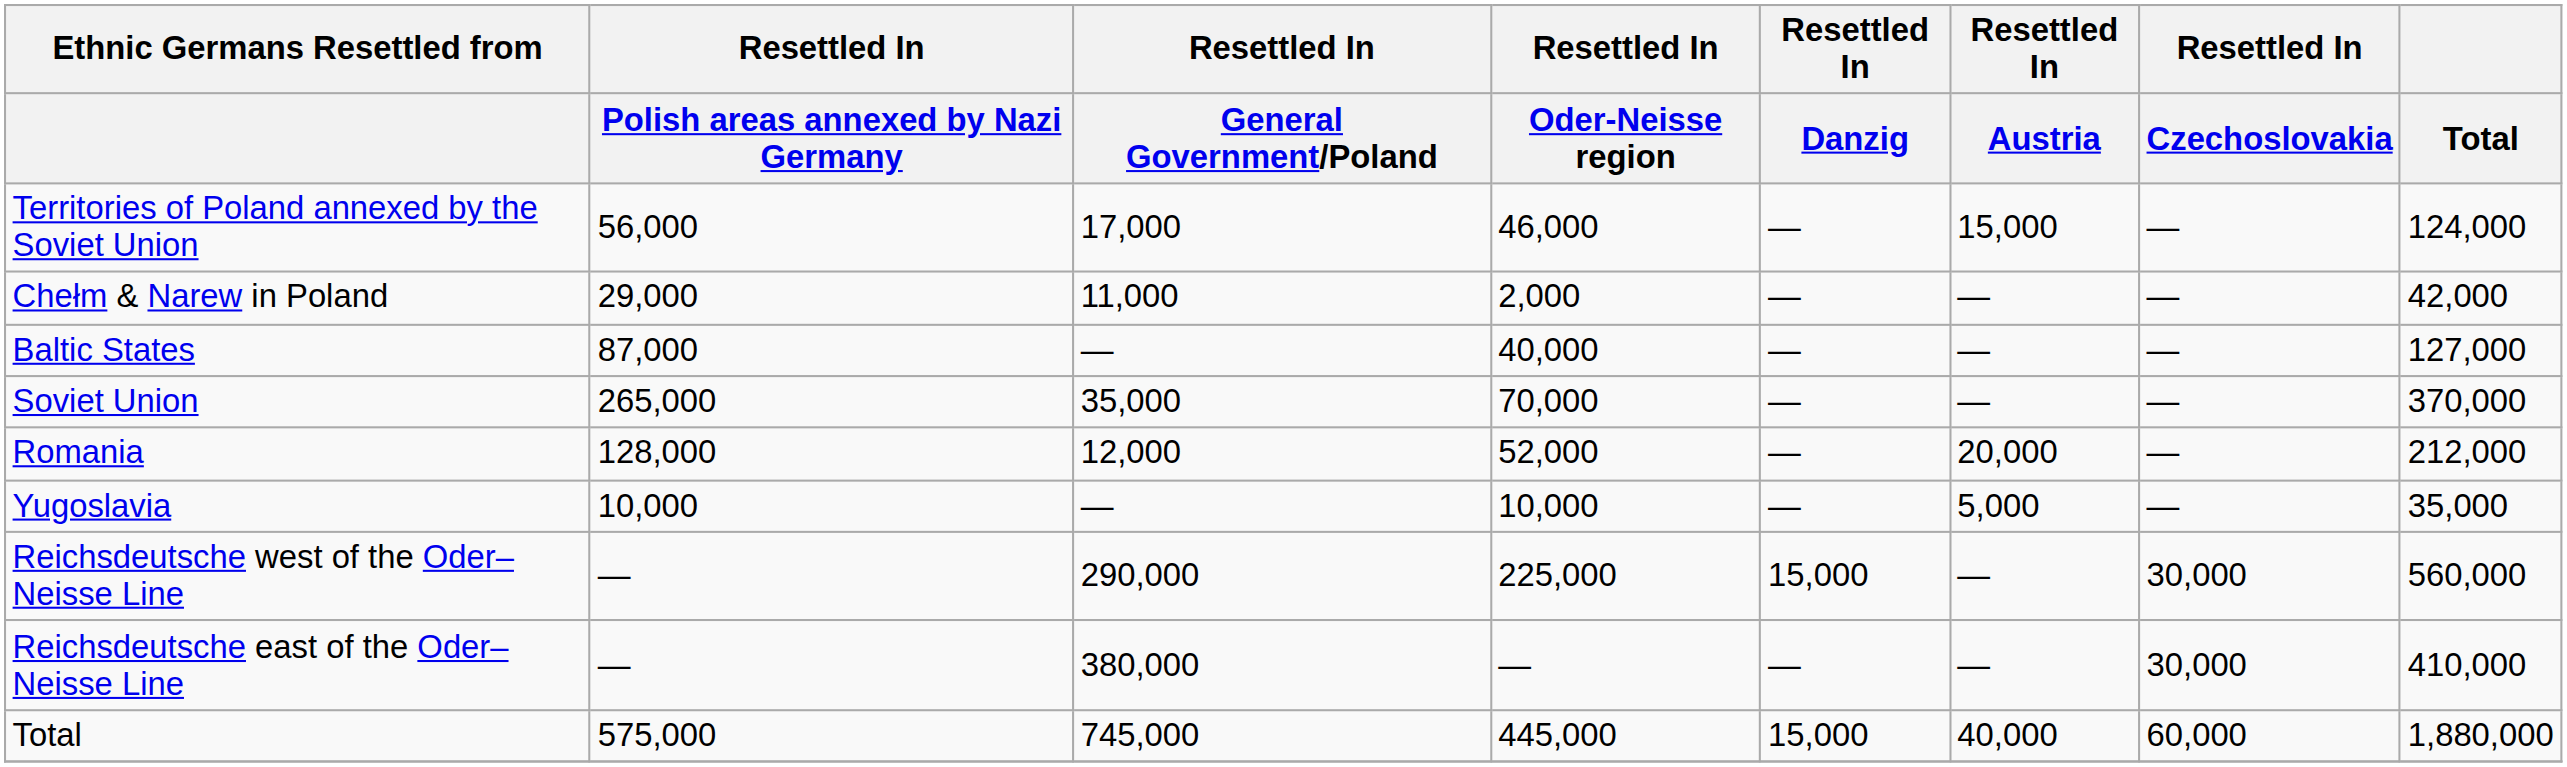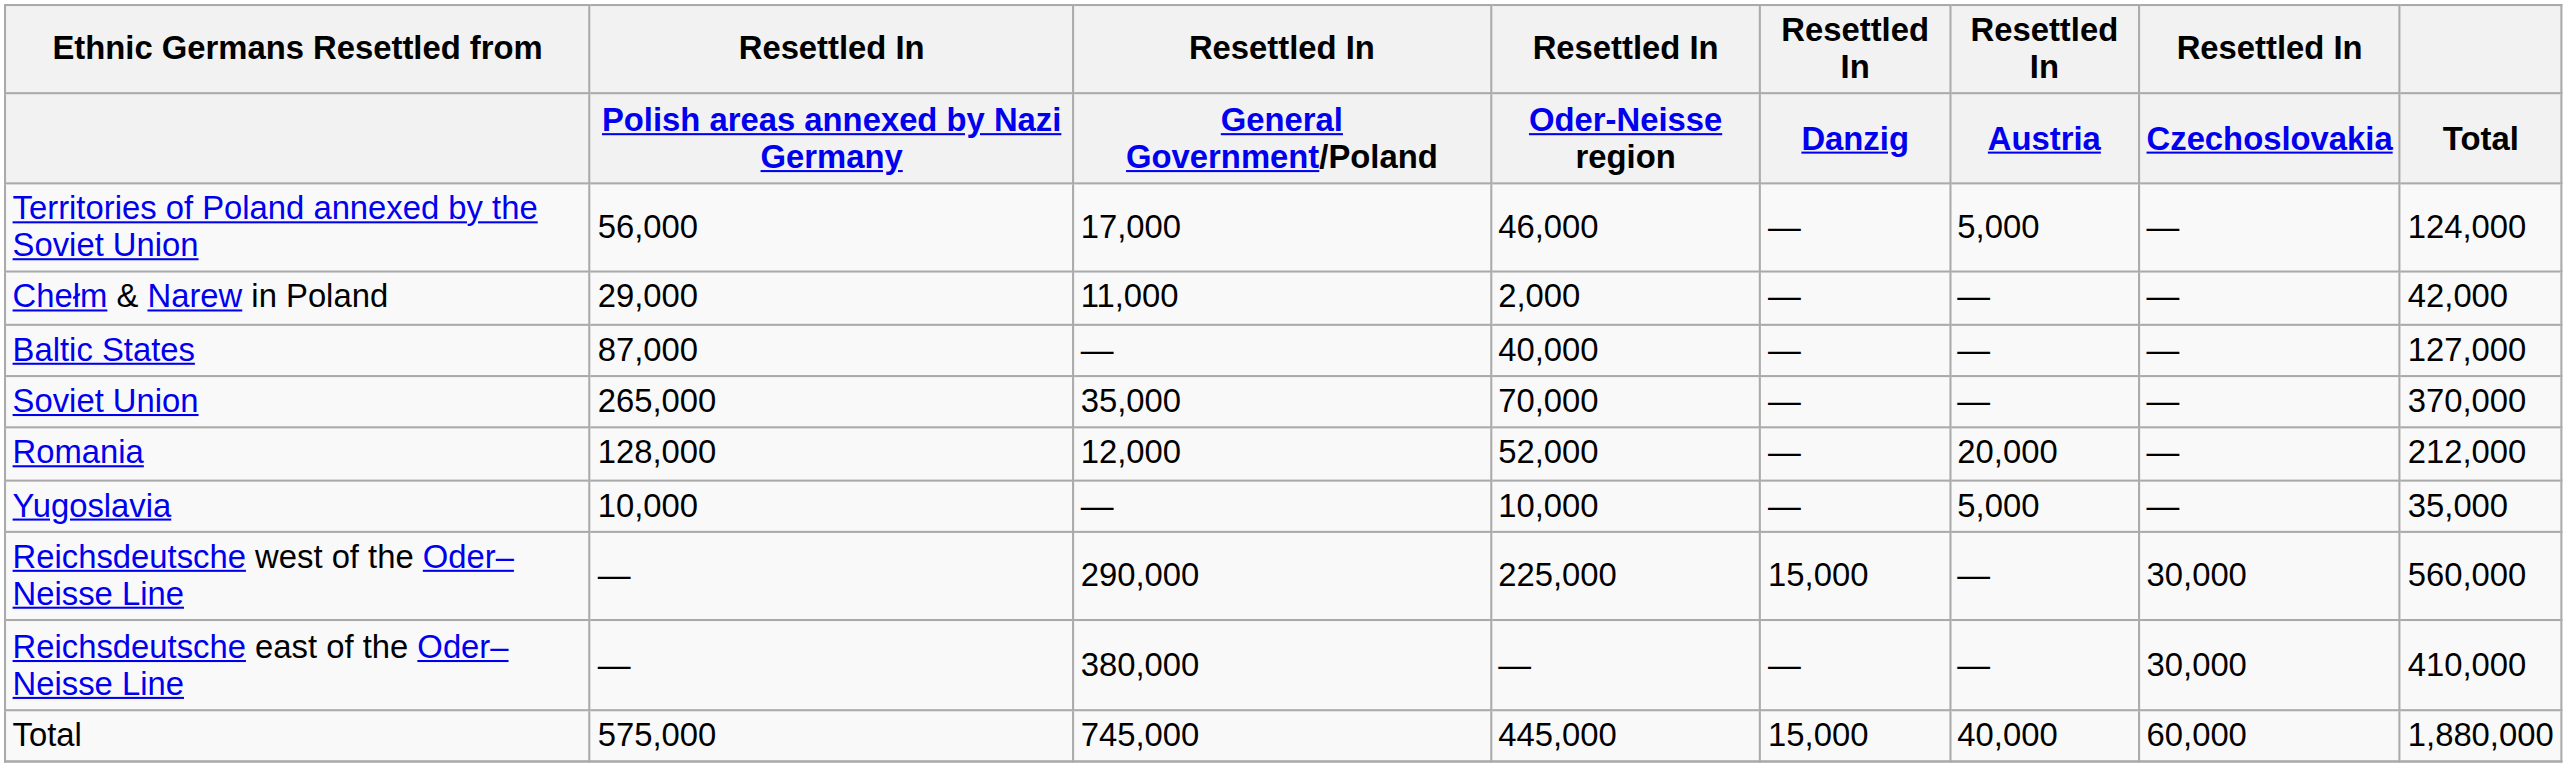(2007, 226) 15,000 -> (1998, 226) 5,000
